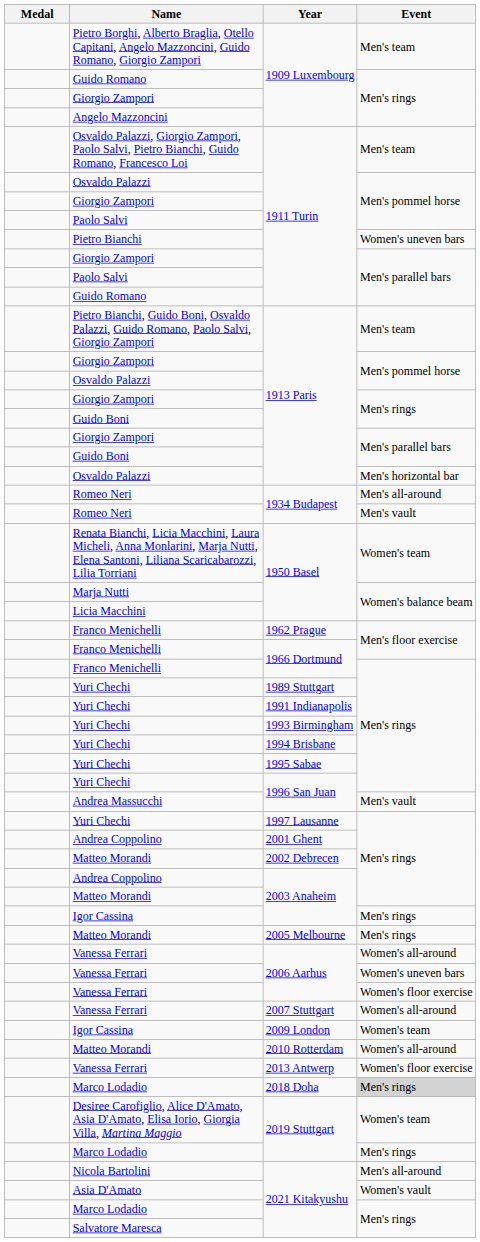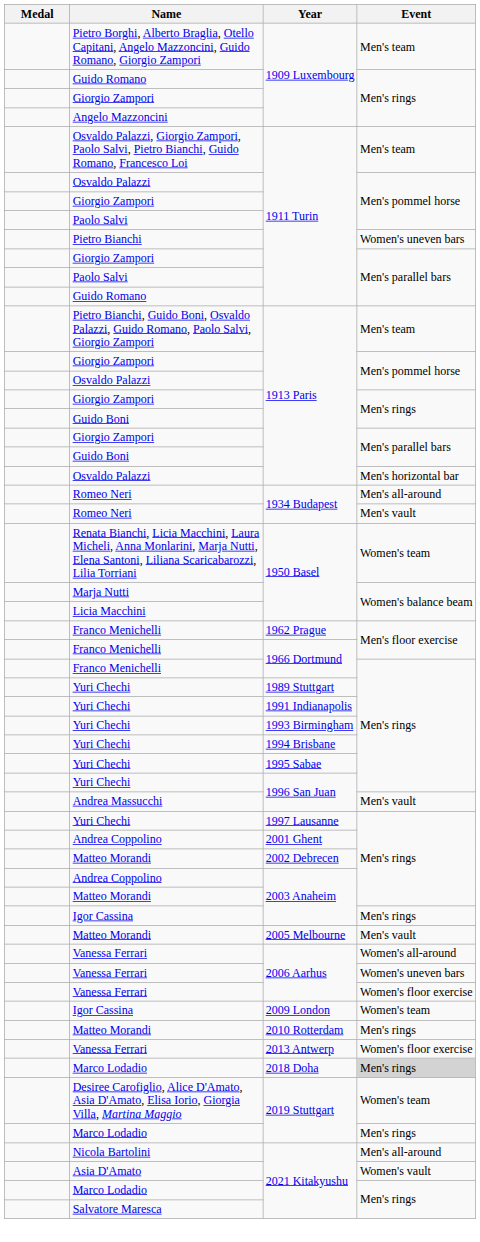(388, 934) Men's rings -> (388, 934) Men's vault
- row: (110, 1010)
(408, 1049) Women's all-around -> (388, 1029) Men's rings
